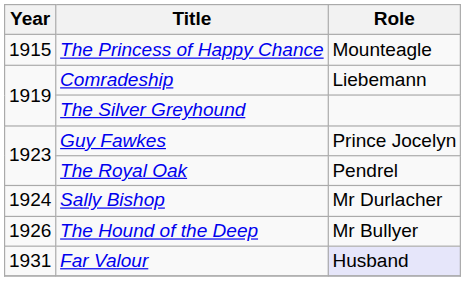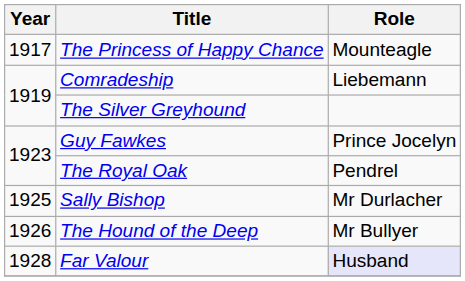(30, 49) 1915 -> (30, 49) 1917
(30, 200) 1924 -> (30, 200) 1925
(30, 261) 1931 -> (30, 261) 1928
